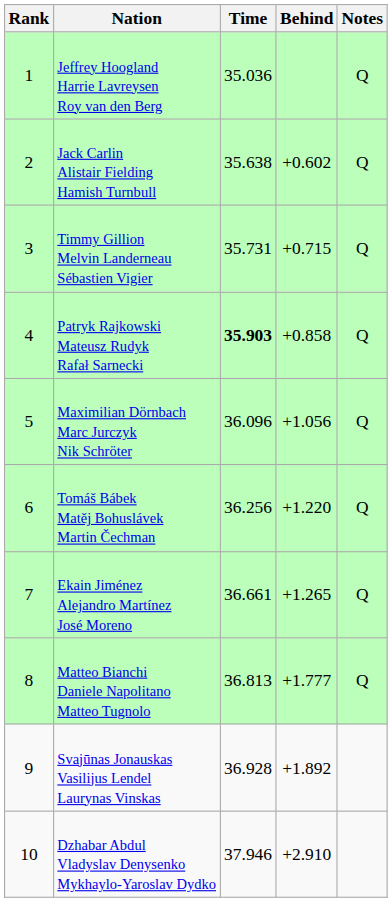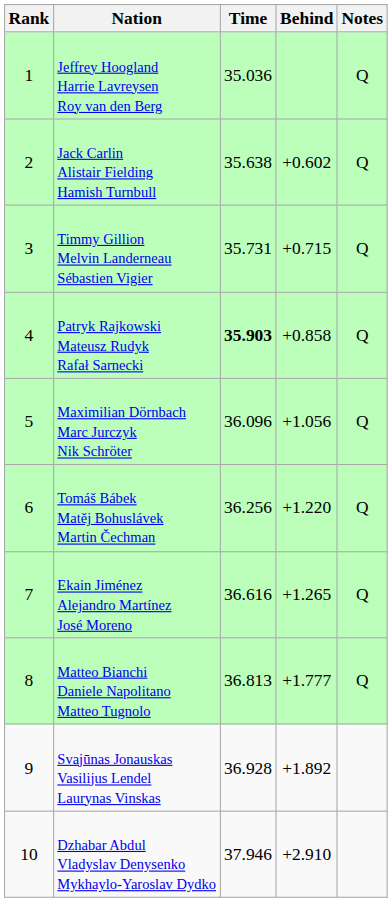(248, 594) 36.661 -> (248, 594) 36.616
